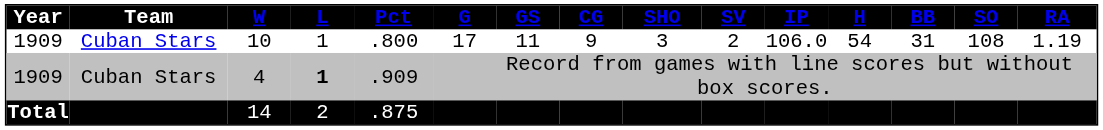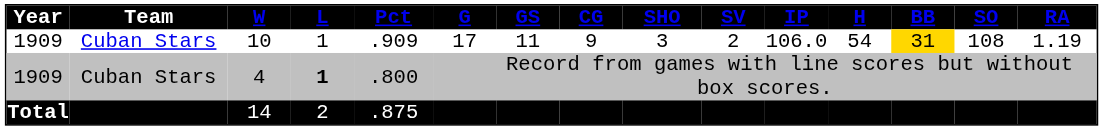(394, 41) .800 -> (394, 41) .909
(923, 41) no background -> (923, 41) gold background
(394, 77) .909 -> (394, 77) .800
